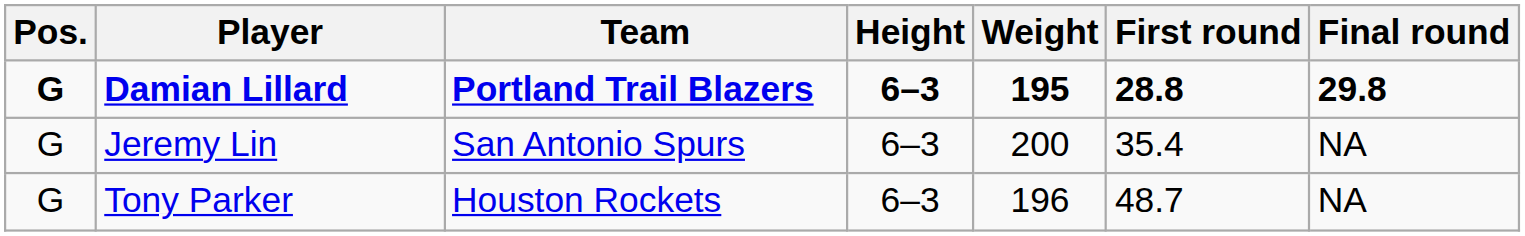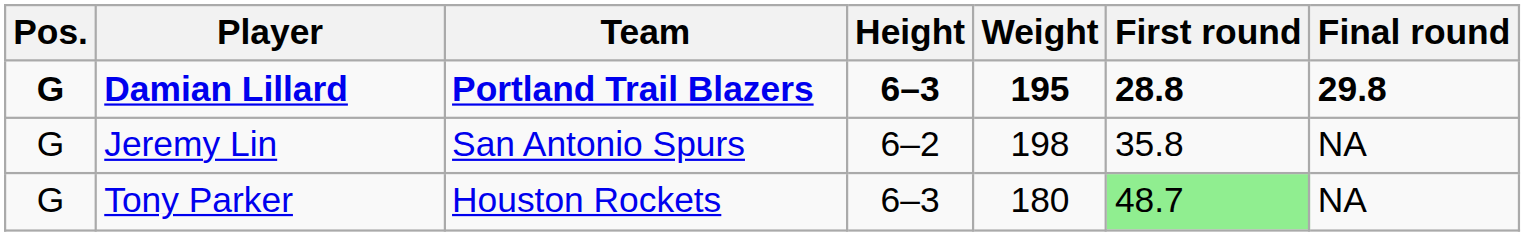(910, 144) 6–3 -> (910, 144) 6–2
(1040, 144) 200 -> (1040, 144) 198
(1149, 144) 35.4 -> (1149, 144) 35.8
(1040, 200) 196 -> (1040, 200) 180
(1149, 200) no background -> (1149, 200) lightgreen background
